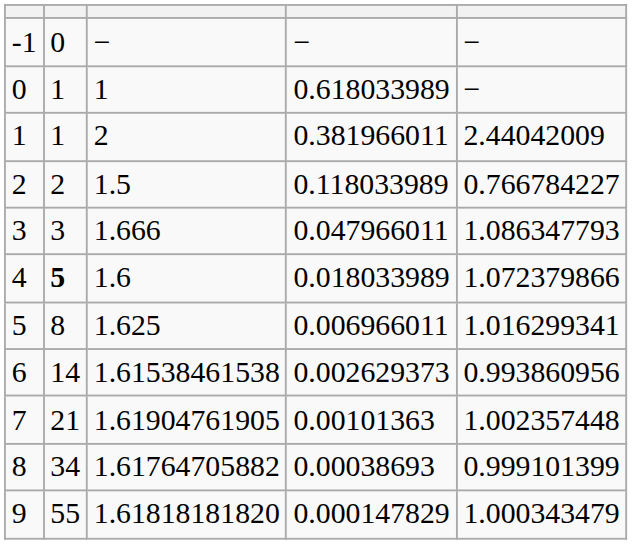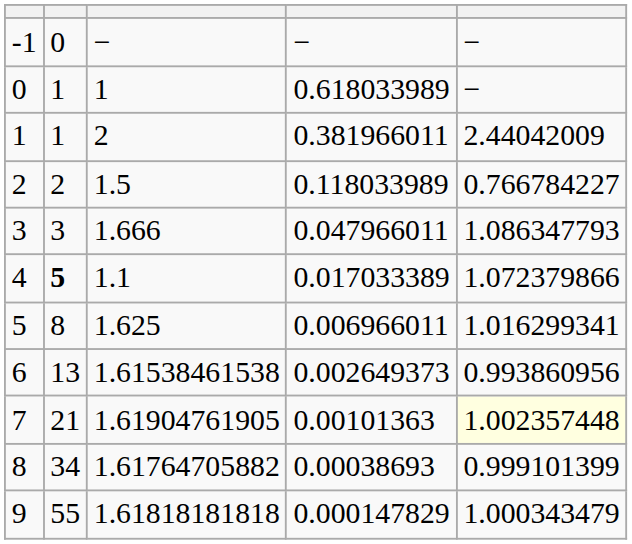(112, 277) 1.6 -> (112, 277) 1.1
(372, 277) 0.018033989 -> (372, 277) 0.017033389
(65, 372) 14 -> (65, 372) 13
(372, 372) 0.002629373 -> (372, 372) 0.002649373
(542, 419) no background -> (542, 419) lightyellow background
(187, 513) 1.61818181820 -> (187, 513) 1.61818181818
